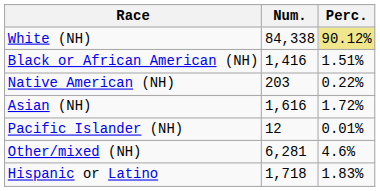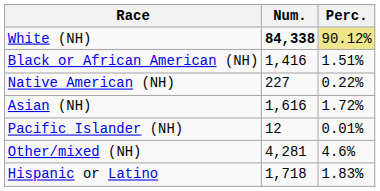(290, 39) normal -> (290, 39) bold
(277, 84) 203 -> (277, 84) 227
(286, 152) 6,281 -> (286, 152) 4,281
